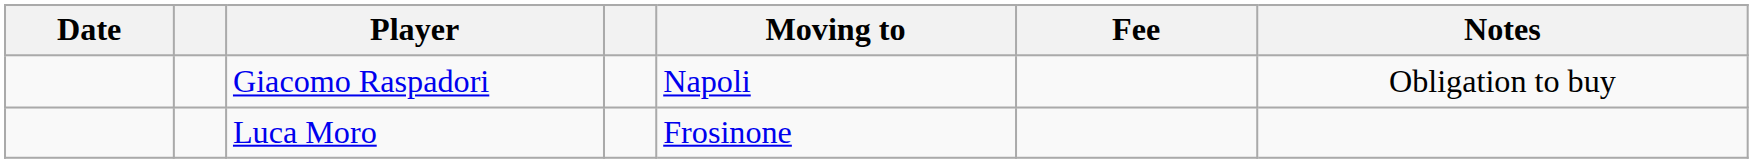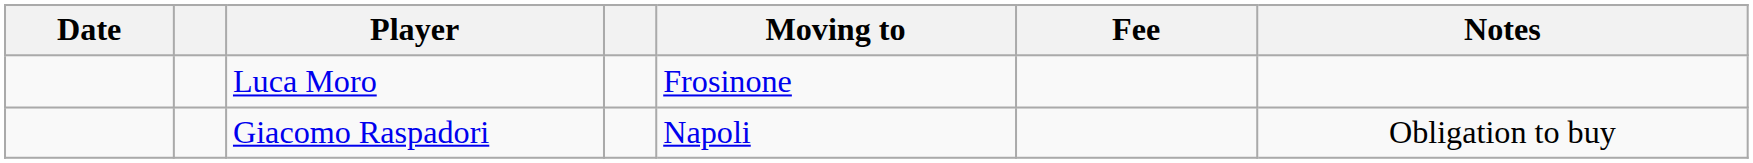rows swapped: (305, 132) <-> (361, 81)
